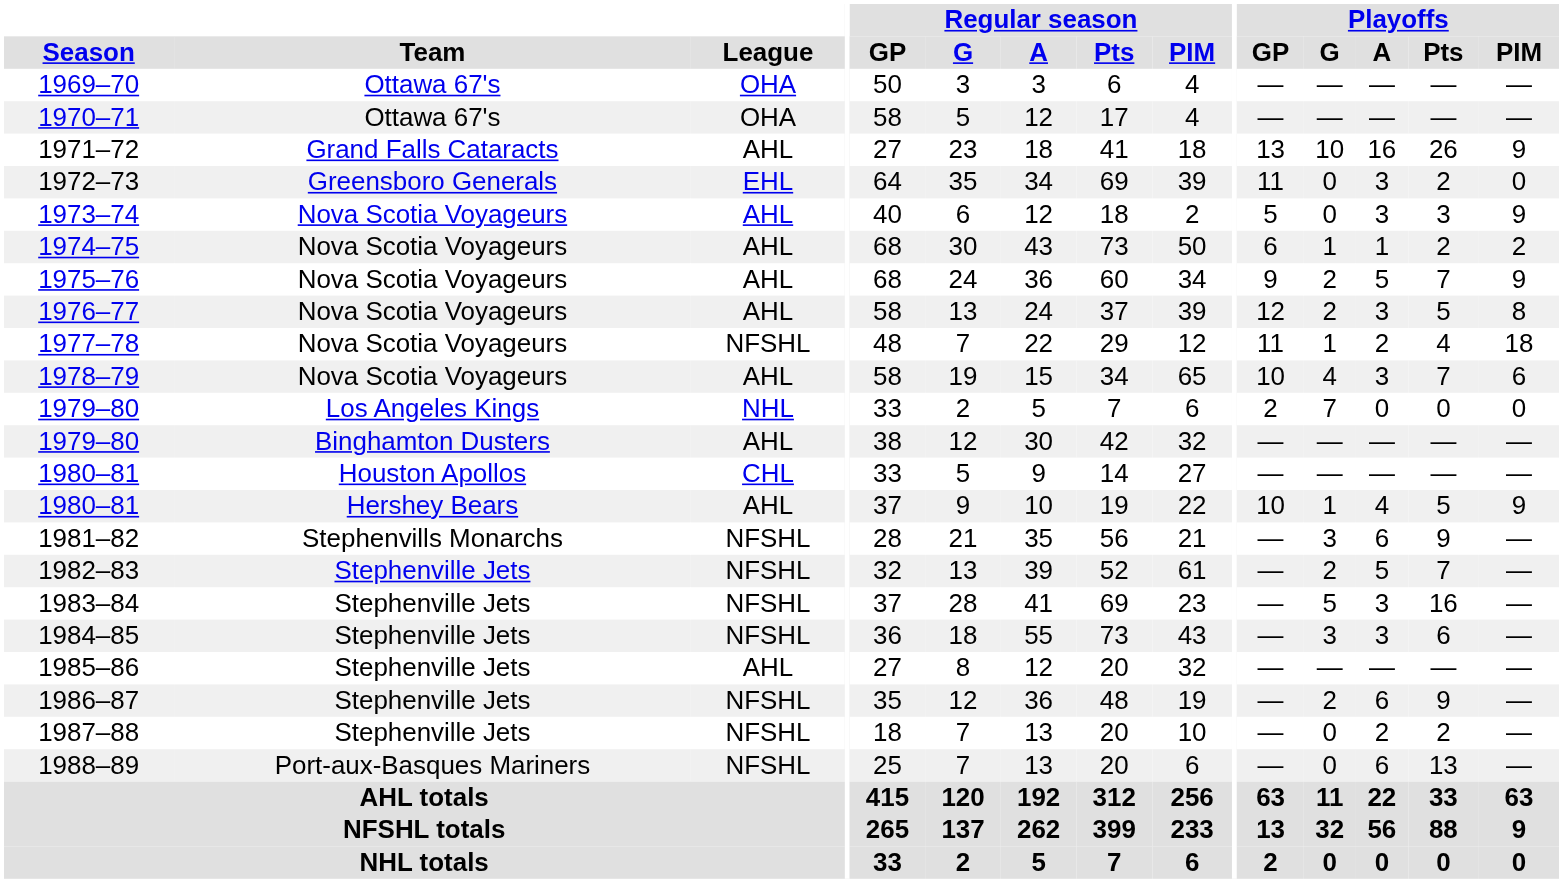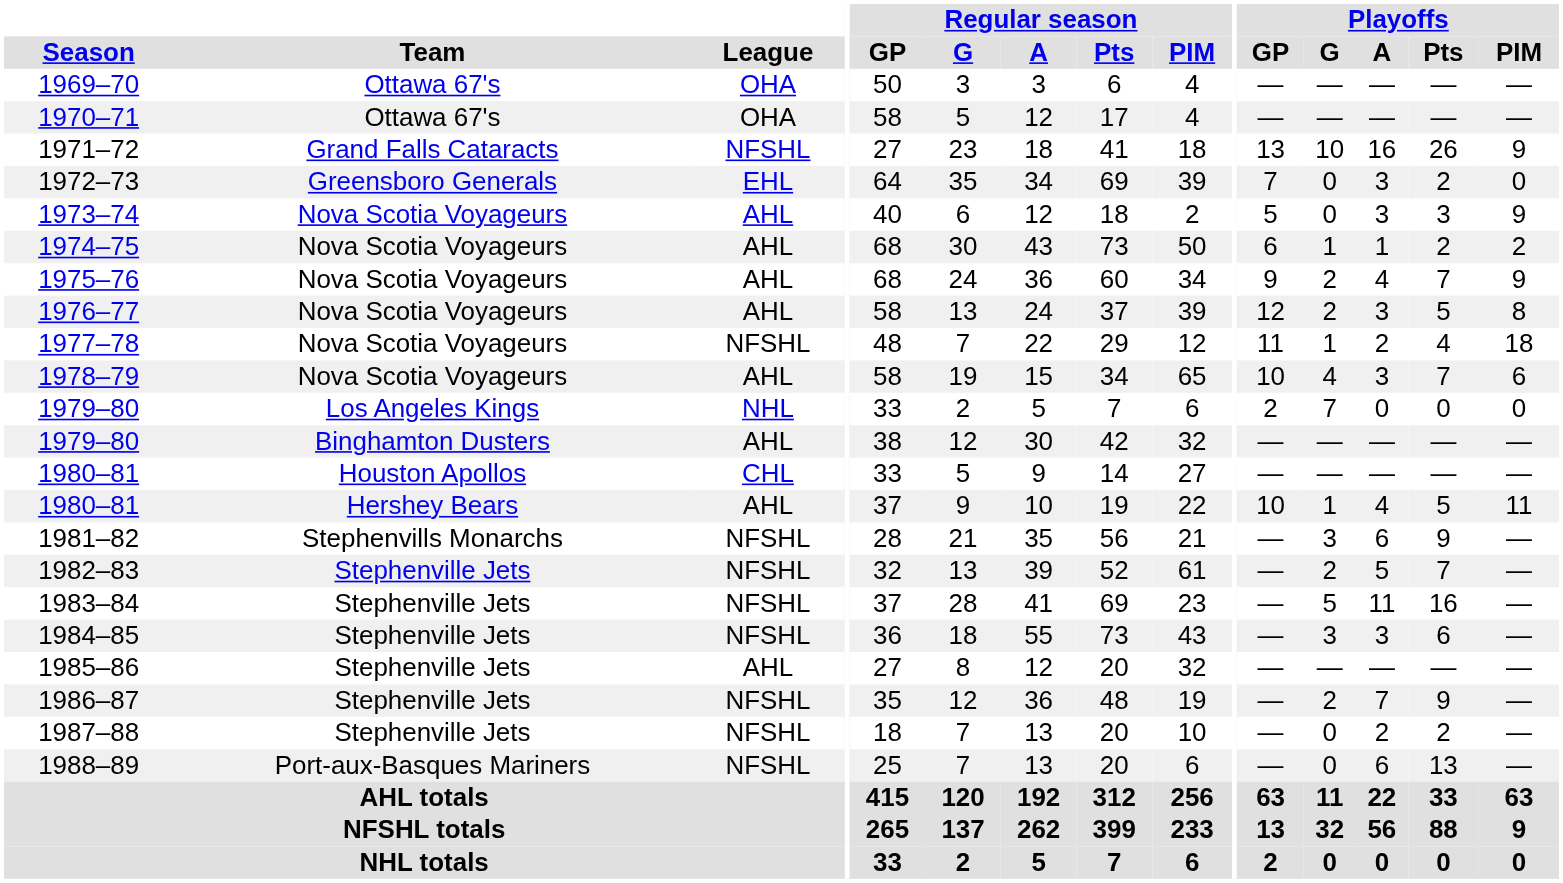(768, 149) AHL -> (768, 149) NFSHL
(1271, 181) 11 -> (1271, 181) 7
(1382, 279) 5 -> (1382, 279) 4
(1519, 505) 9 -> (1519, 505) 11
(1382, 603) 3 -> (1382, 603) 11
(1382, 700) 6 -> (1382, 700) 7
